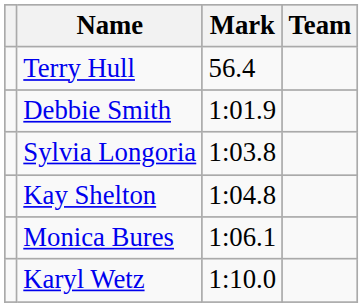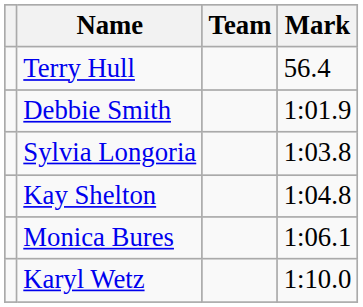columns swapped: (320, 25) <-> (242, 25)
